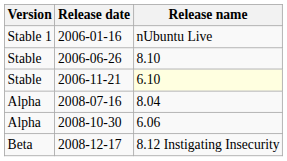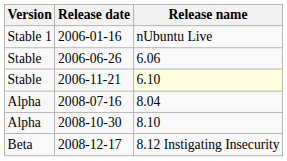(148, 58) 8.10 -> (148, 58) 6.06
(148, 123) 6.06 -> (148, 123) 8.10
